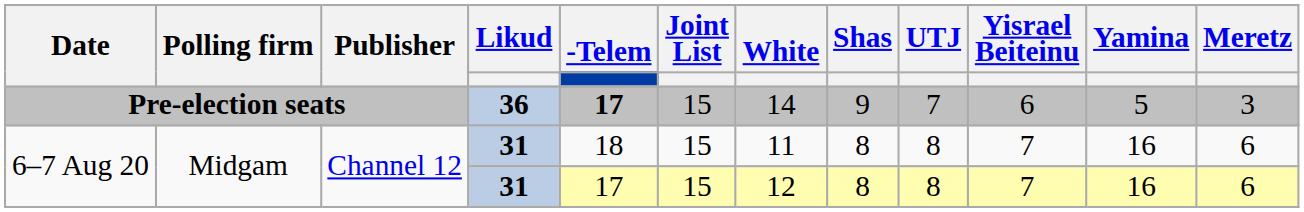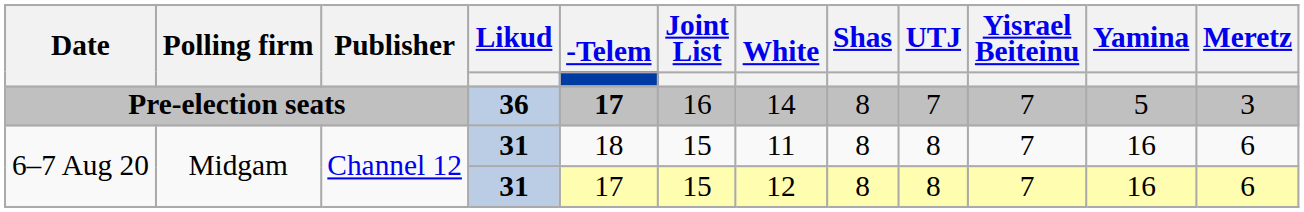(697, 105) 15 -> (697, 105) 16
(862, 105) 9 -> (862, 105) 8
(1027, 105) 6 -> (1027, 105) 7
